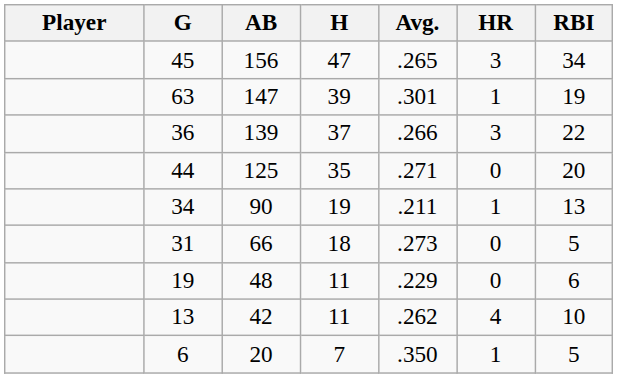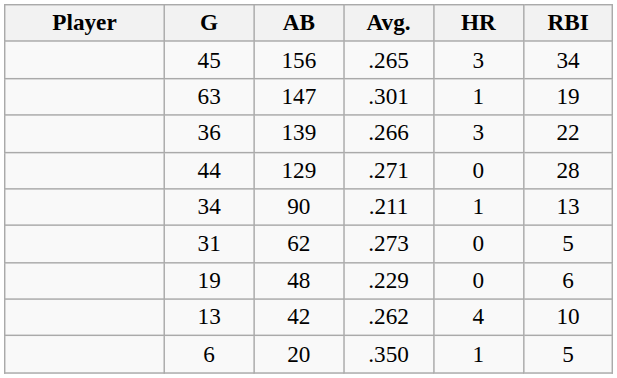- column: (339, 22)
(261, 170) 125 -> (299, 170) 129
(574, 170) 20 -> (568, 170) 28
(261, 243) 66 -> (299, 243) 62
